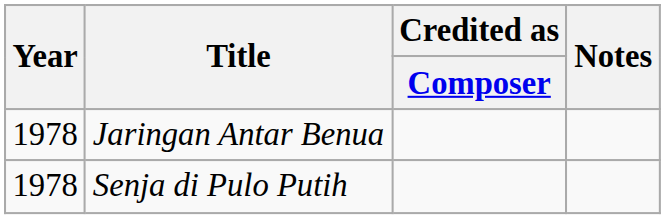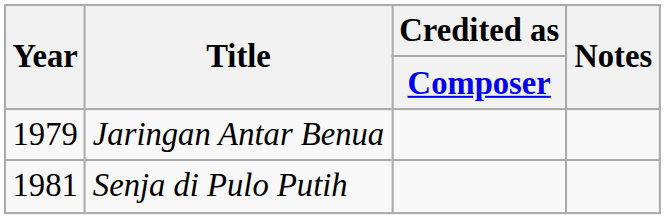(45, 133) 1978 -> (45, 133) 1979
(45, 185) 1978 -> (45, 185) 1981
